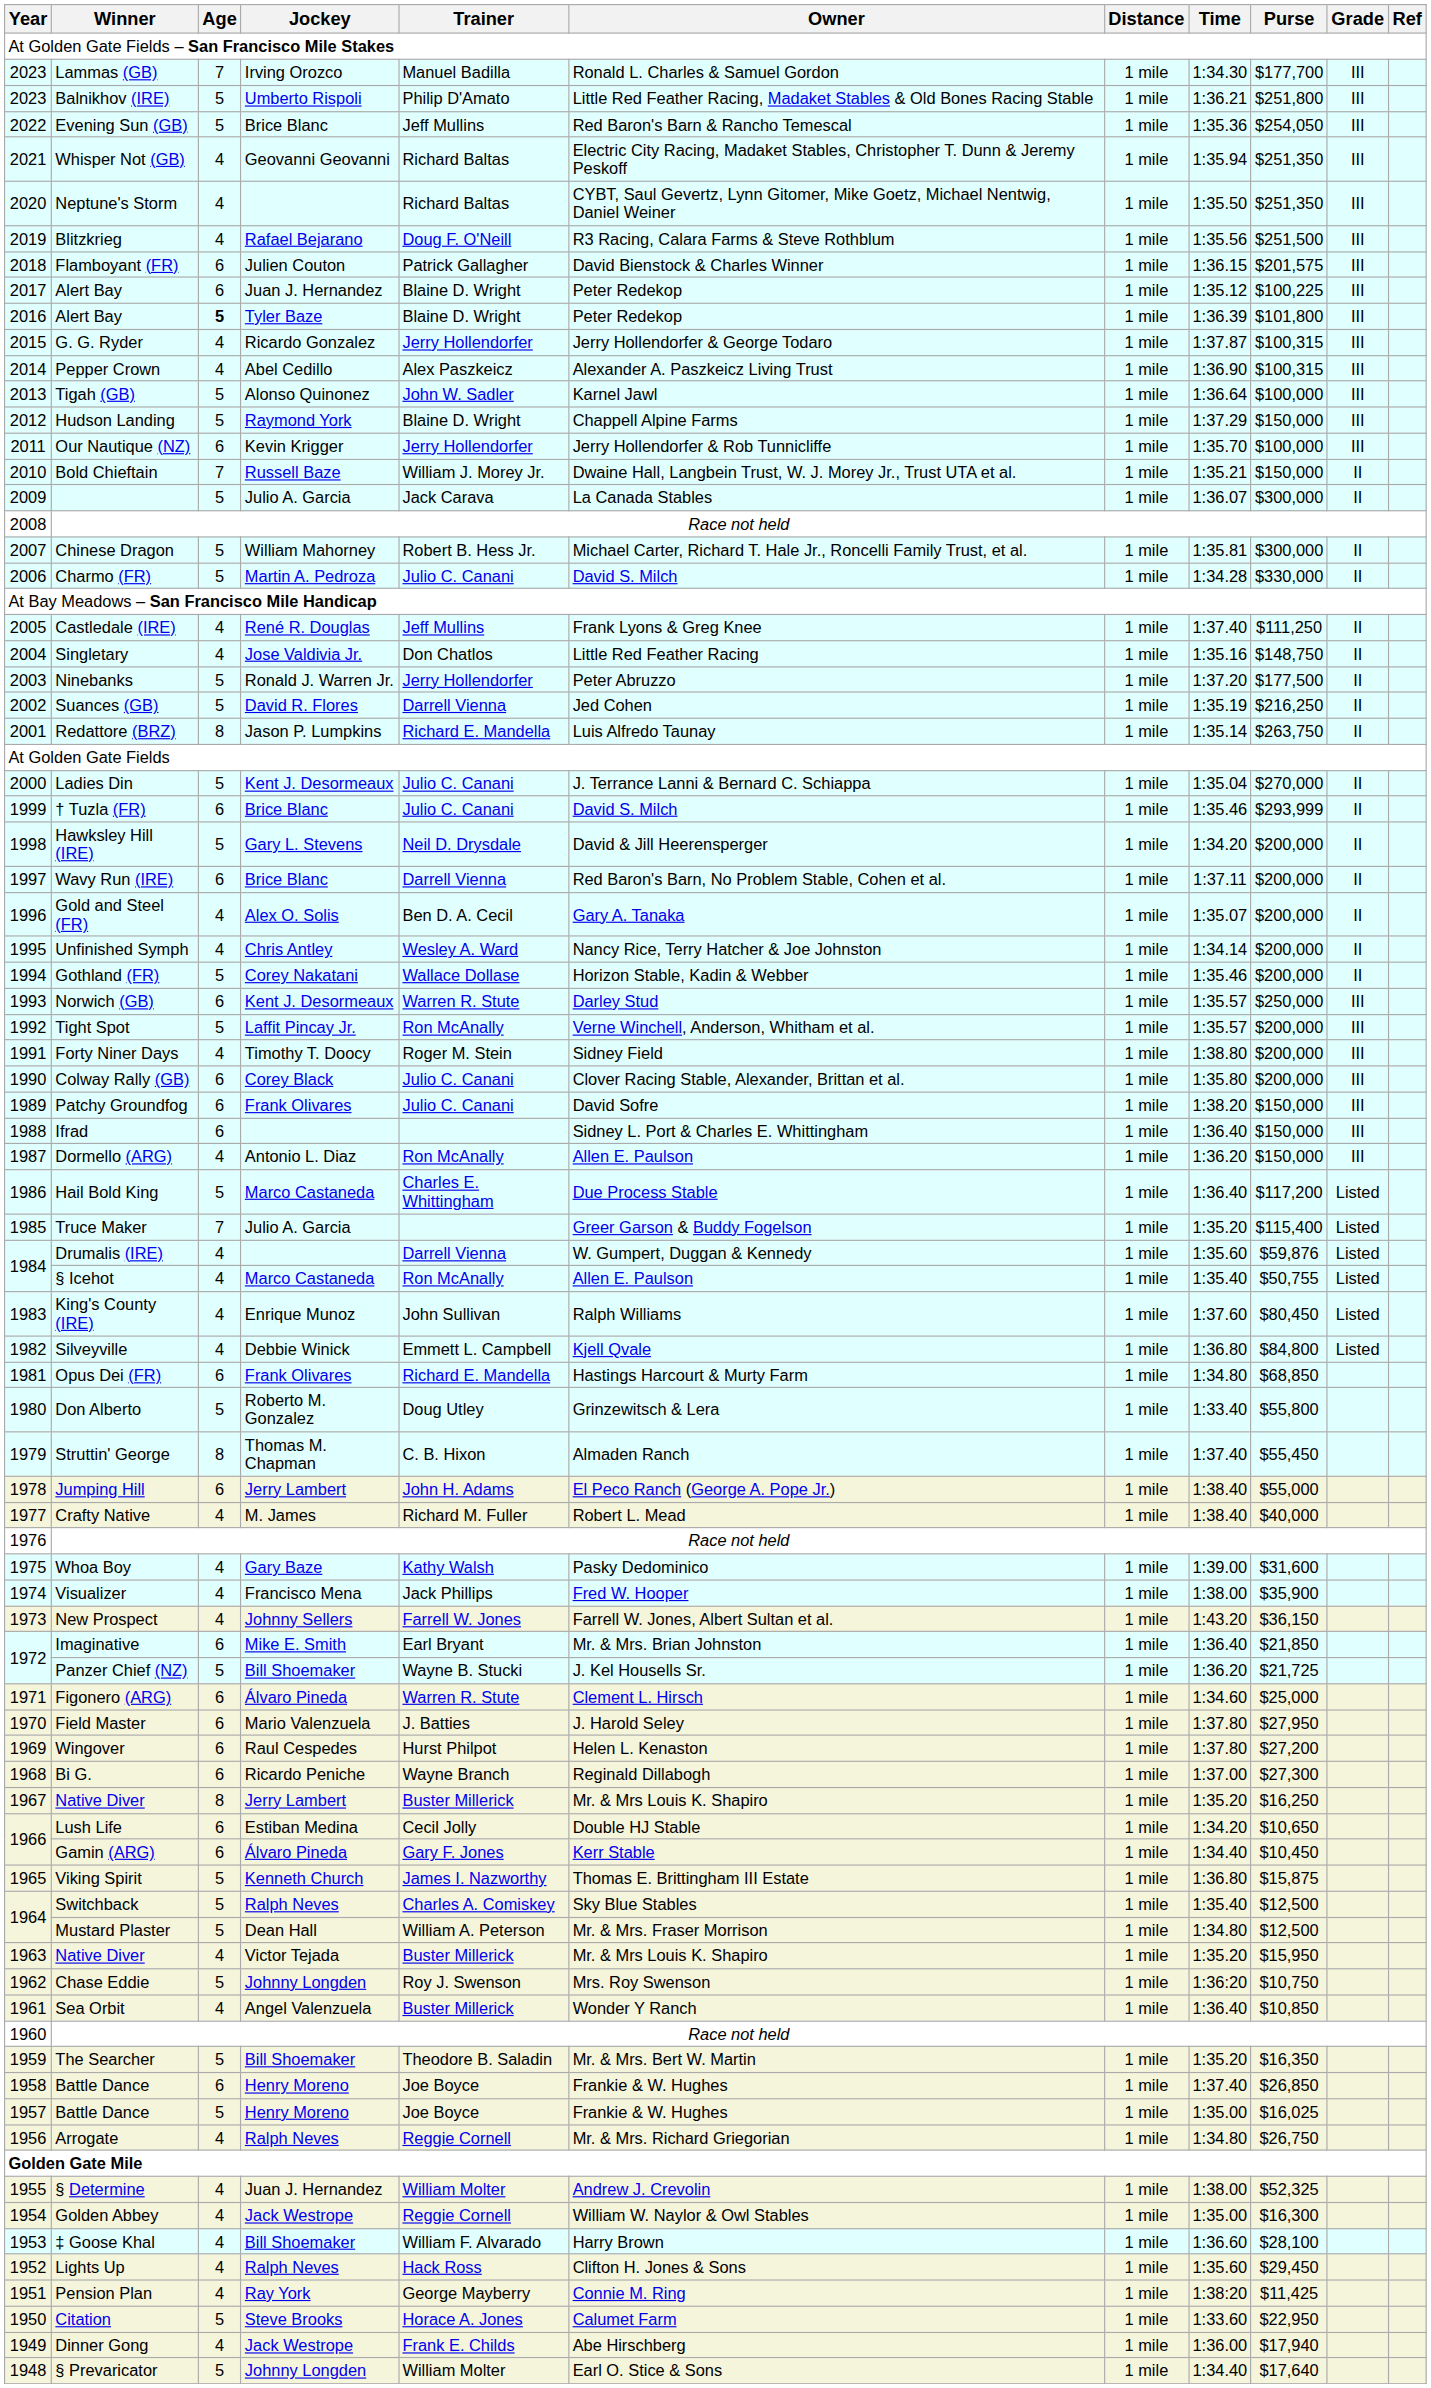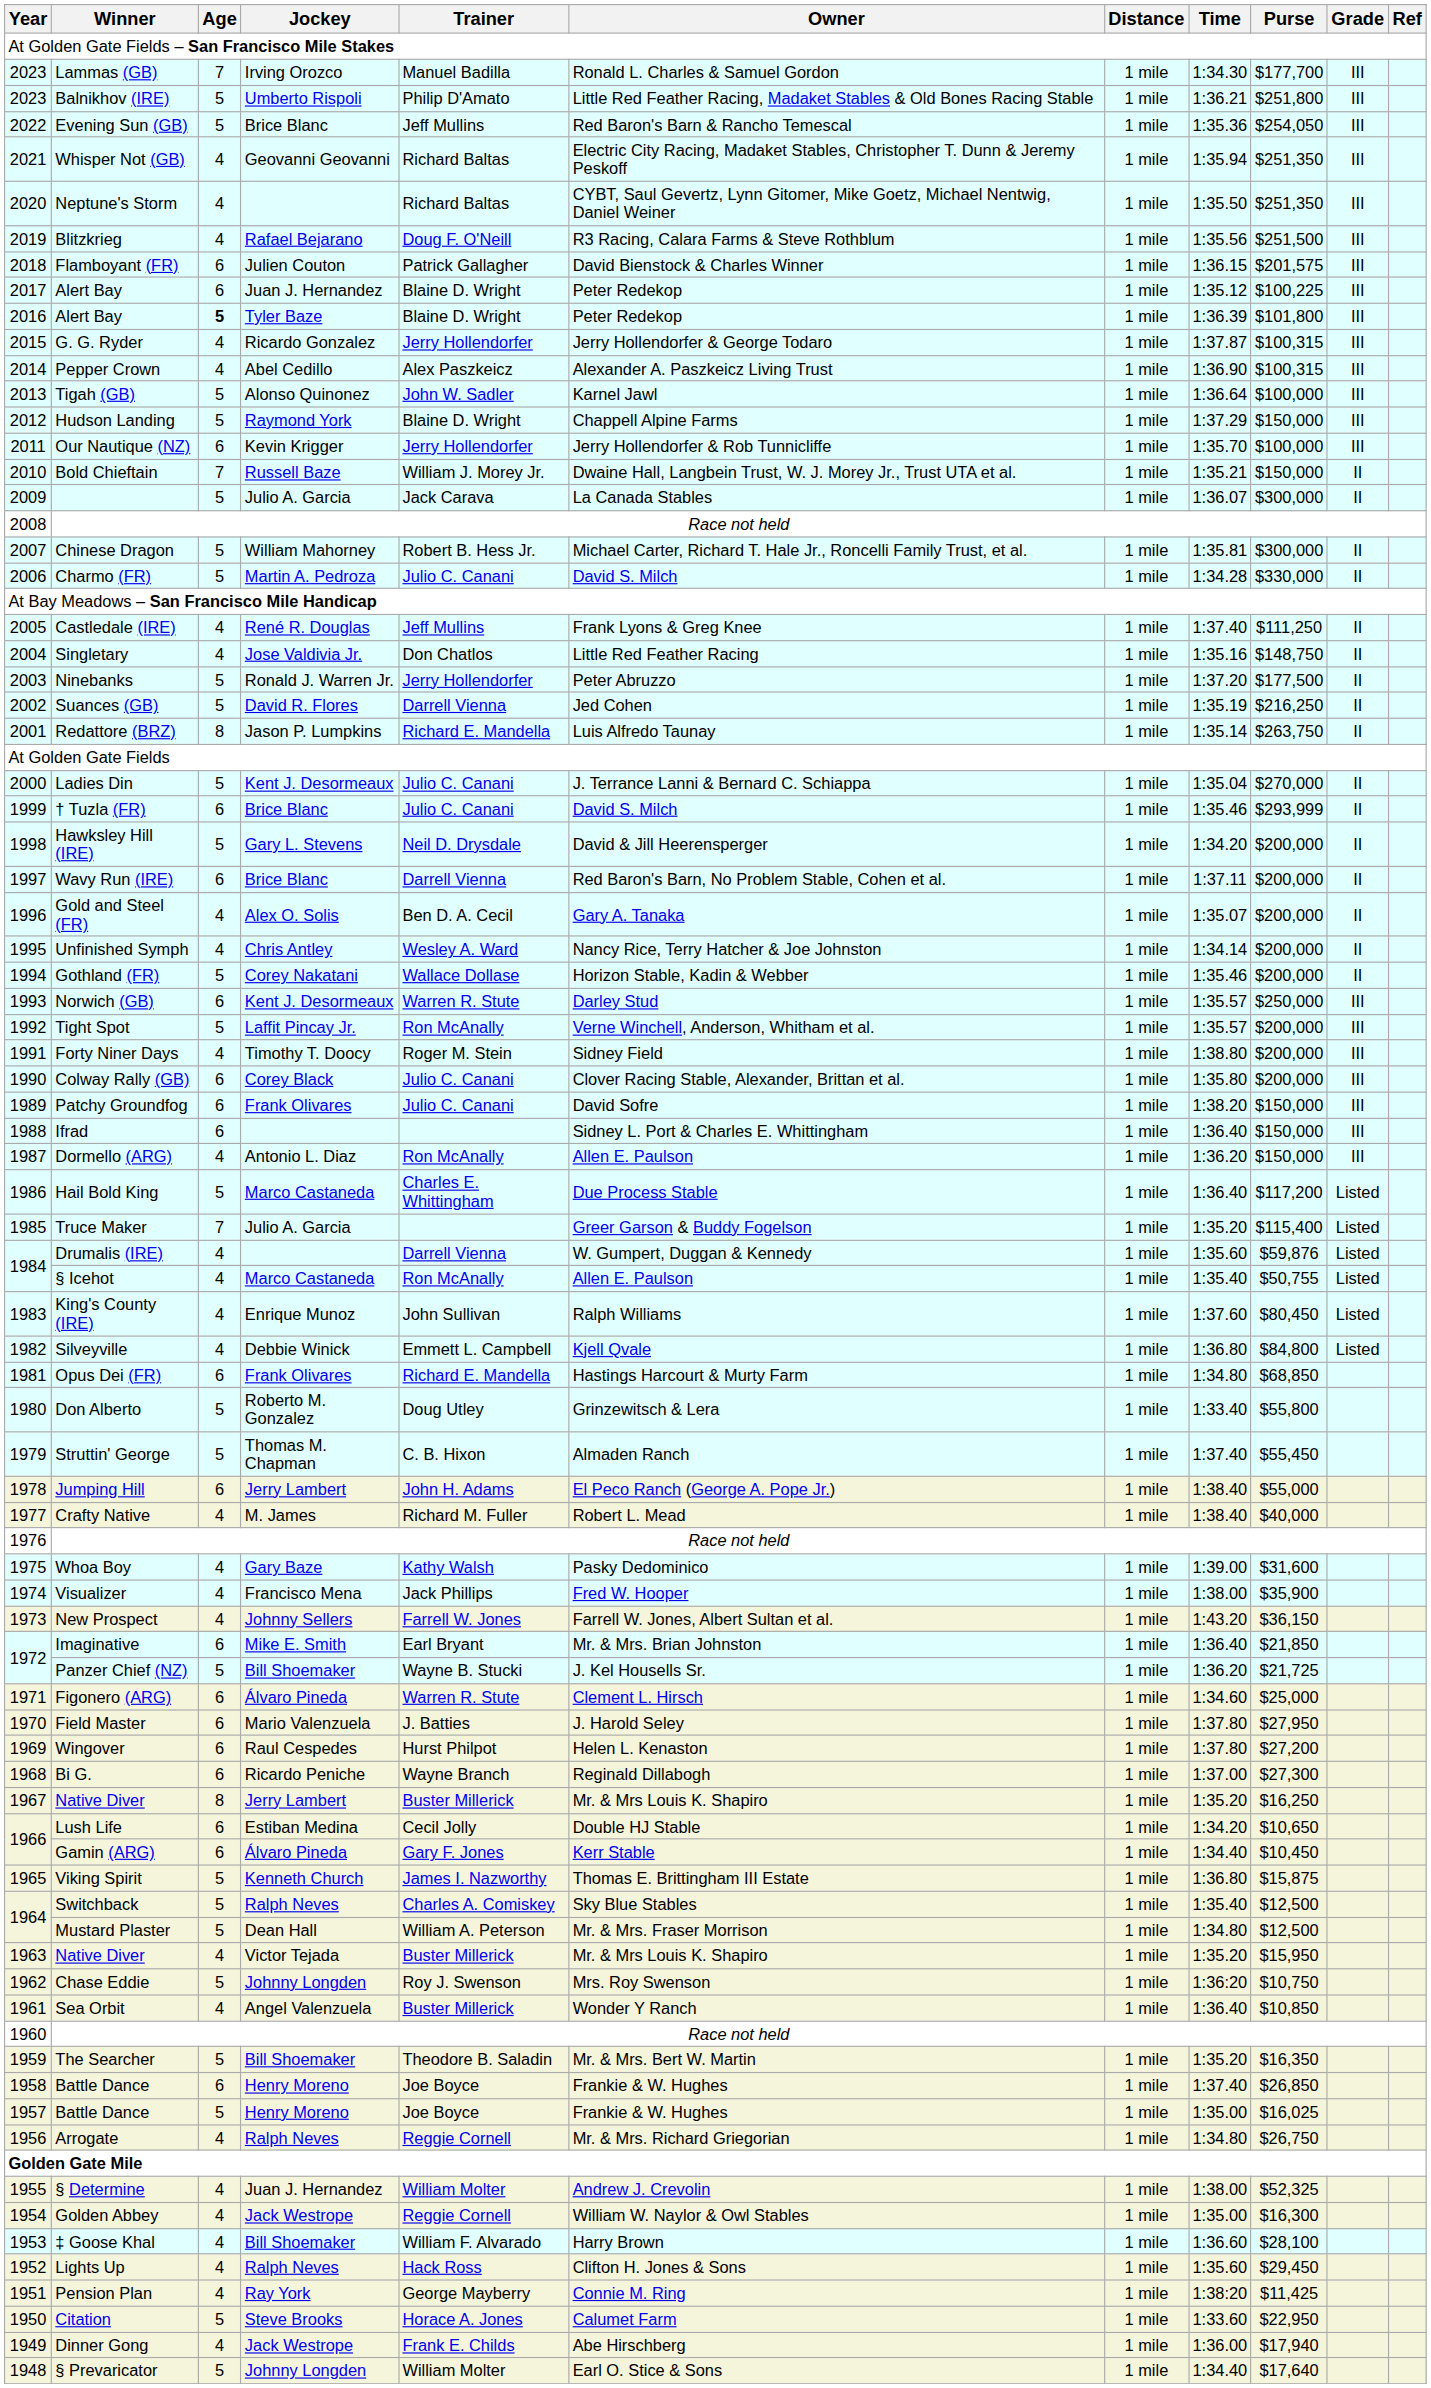(220, 1454) 8 -> (220, 1454) 5
